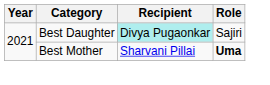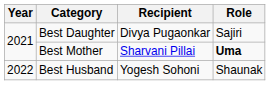(165, 32) paleturquoise background -> (165, 32) no background
+ row: (76, 70)
